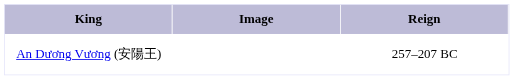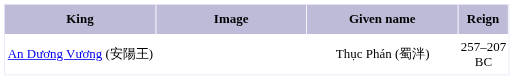+ column: (382, 19)
